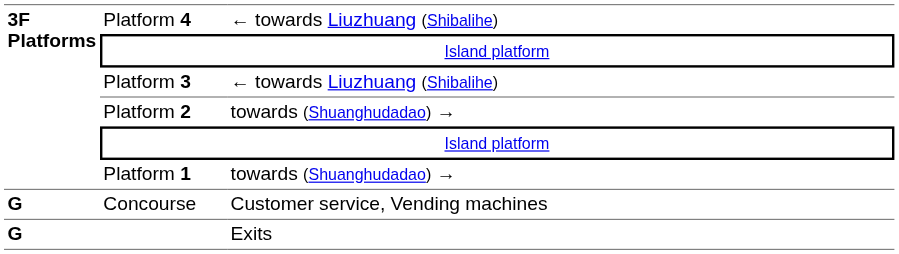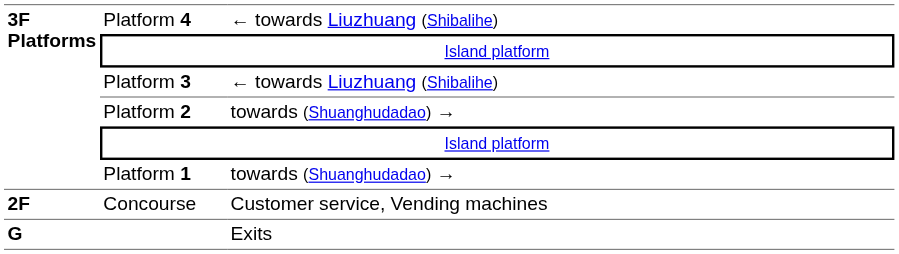(15, 204) G -> (19, 204) 2F
